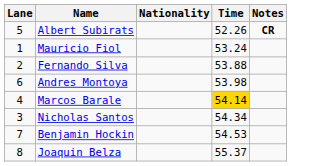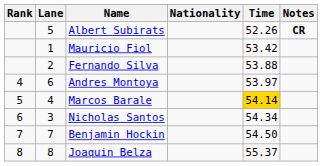+ column: (20, 13)
(231, 48) 53.24 -> (262, 48) 53.42
(231, 83) 53.98 -> (262, 83) 53.97
(231, 135) 54.53 -> (262, 135) 54.50
